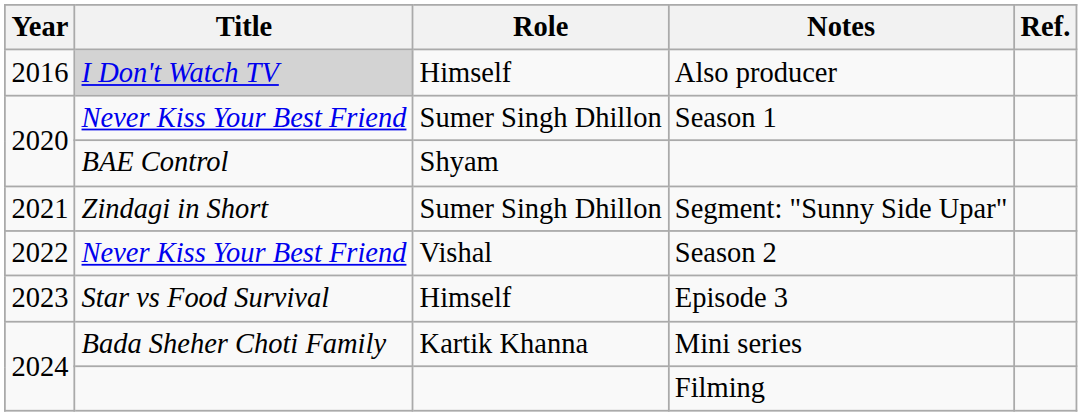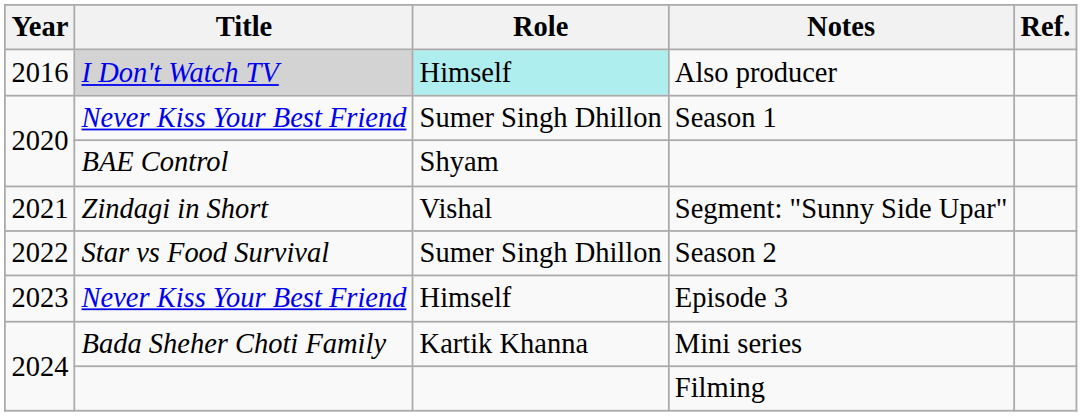(465, 72) no background -> (465, 72) paleturquoise background
(541, 207) Sumer Singh Dhillon -> (456, 207) Vishal
(244, 252) Never Kiss Your Best Friend -> (205, 252) Star vs Food Survival
(456, 252) Vishal -> (541, 252) Sumer Singh Dhillon
(205, 298) Star vs Food Survival -> (244, 298) Never Kiss Your Best Friend
